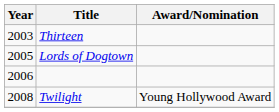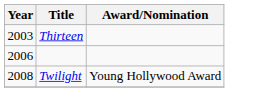- row: (20, 55)
